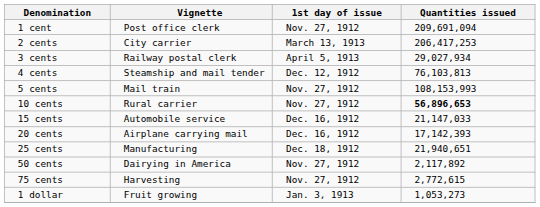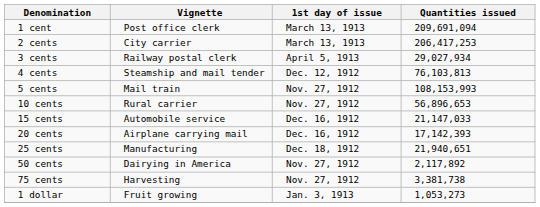(317, 27) Nov. 27, 1912 -> (320, 27) March 13, 1913
(437, 104) bold -> (437, 104) normal
(434, 180) 2,772,615 -> (434, 180) 3,381,738
